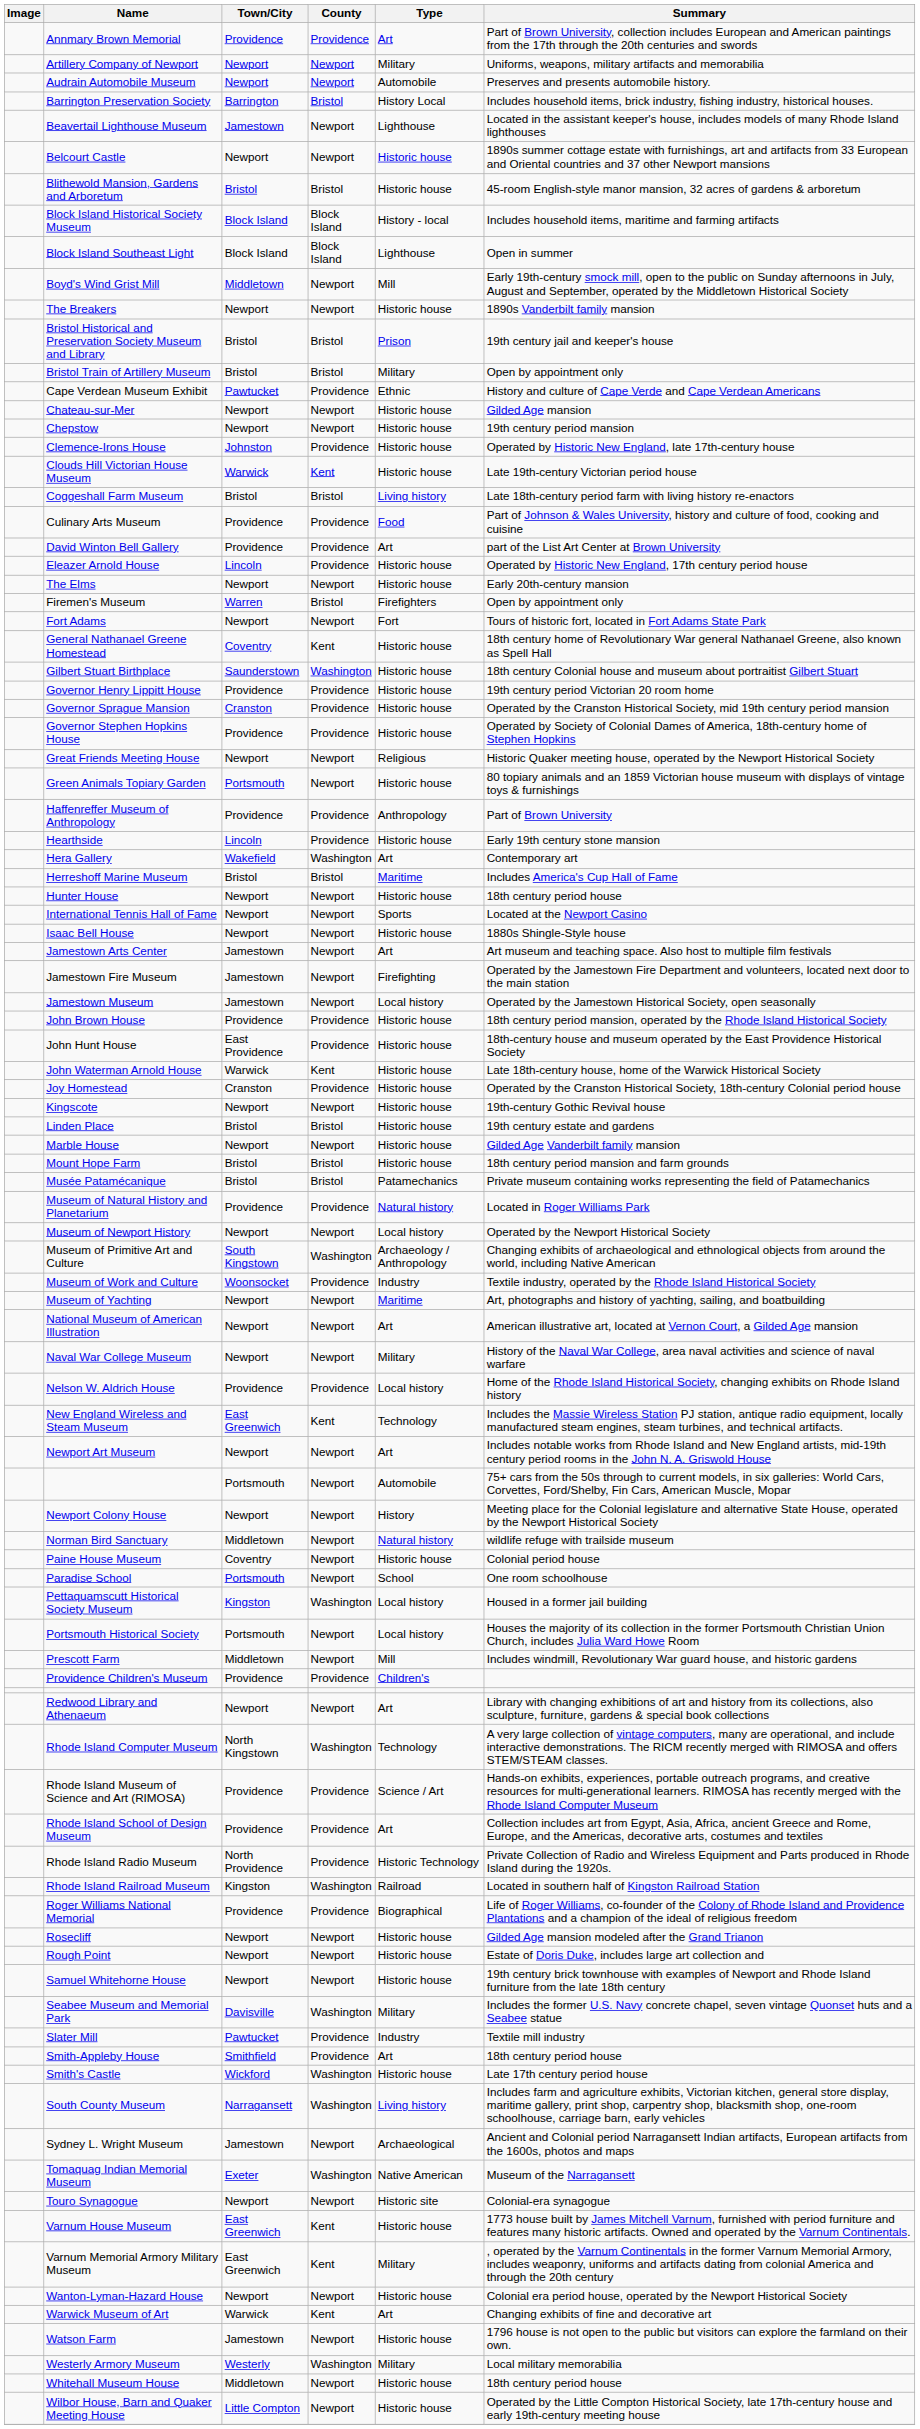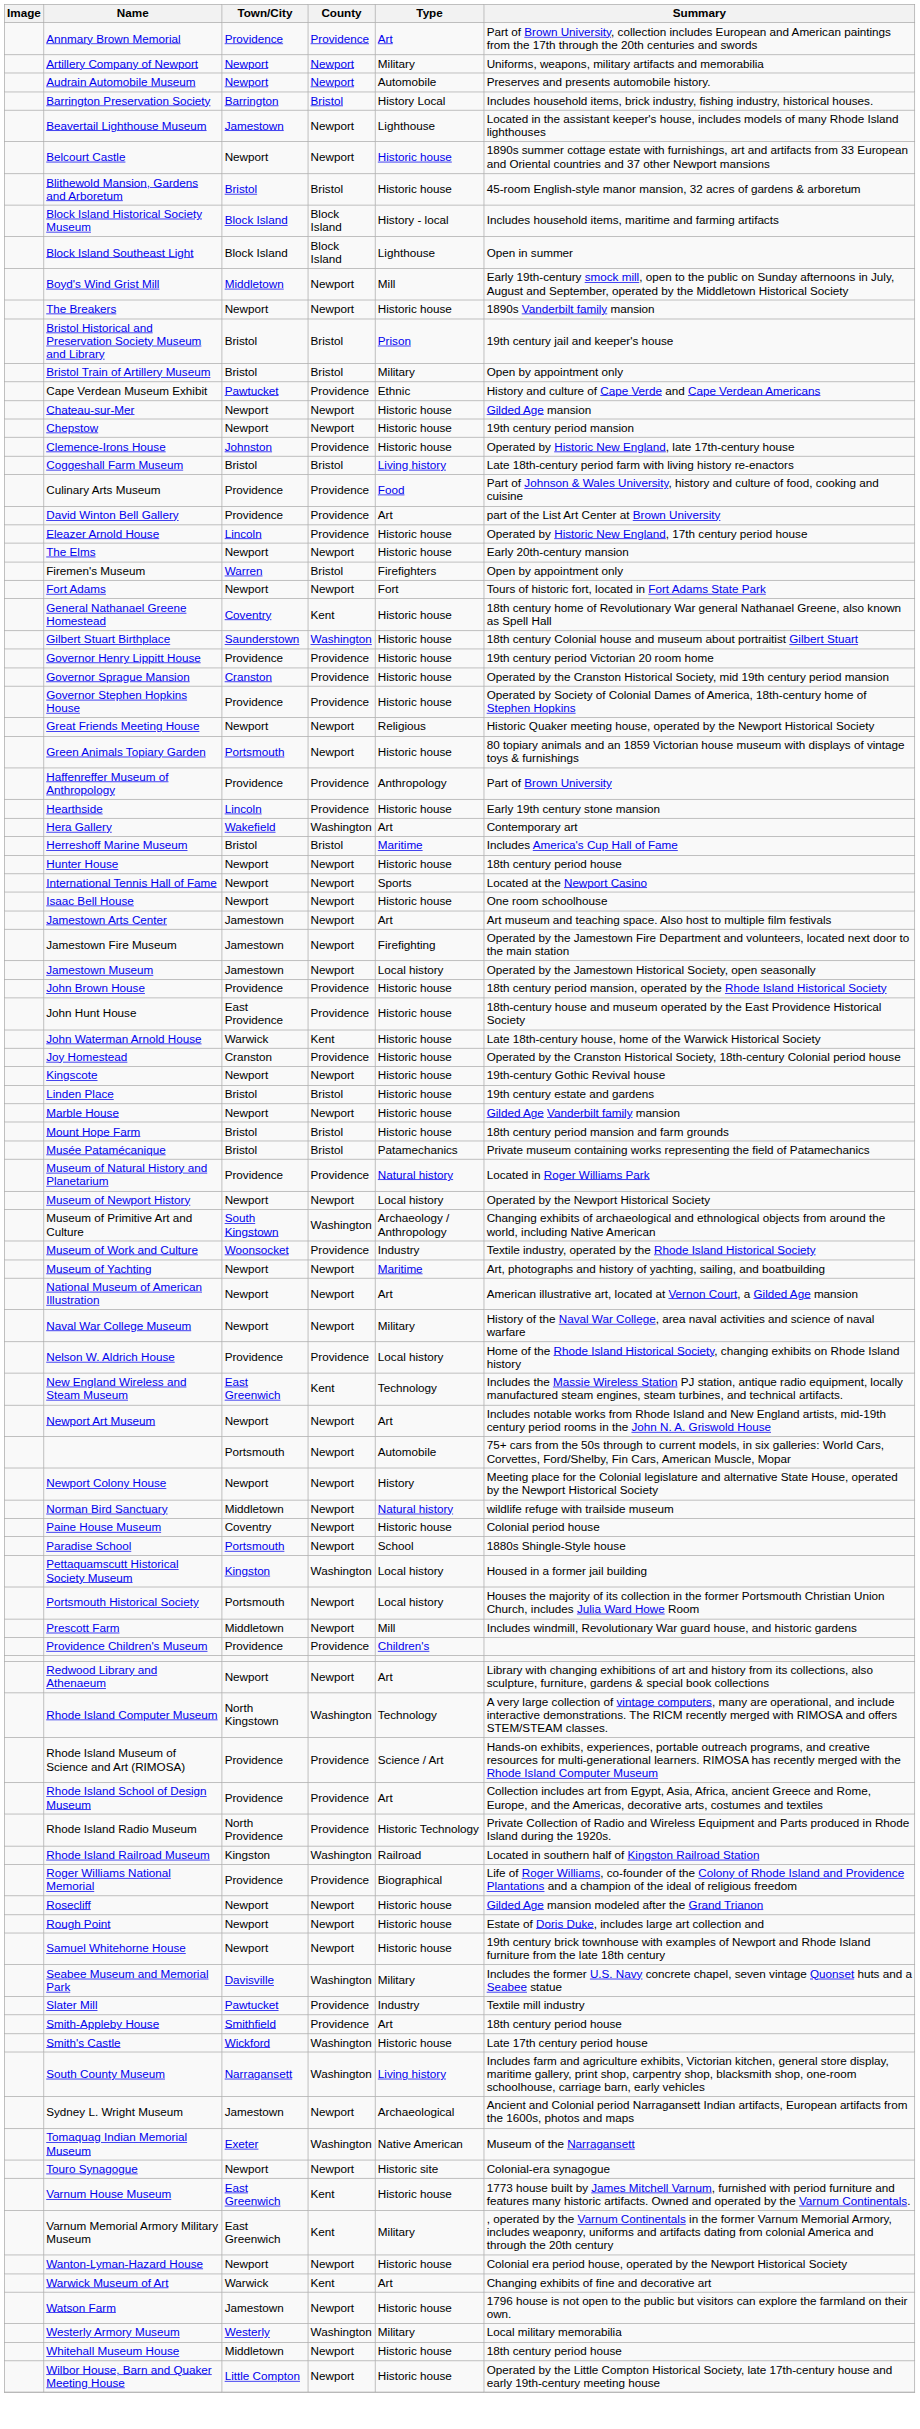- row: (117, 472)
(556, 933) 1880s Shingle-Style house -> (547, 901) One room schoolhouse
(547, 1577) One room schoolhouse -> (556, 1546) 1880s Shingle-Style house
